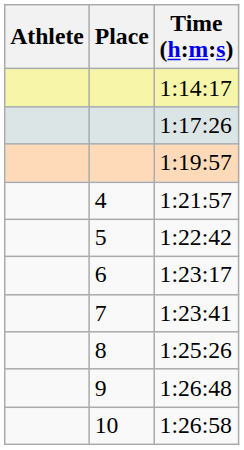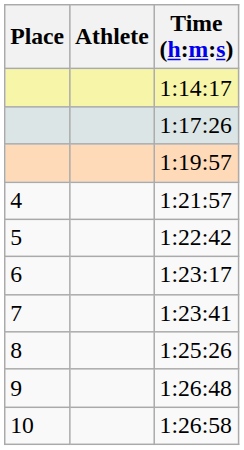columns swapped: (122, 36) <-> (47, 36)
